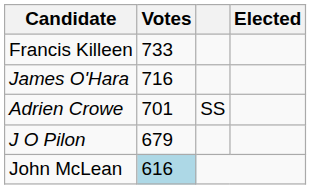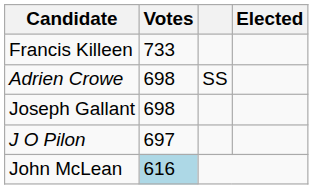- row: (69, 79)
(157, 109) 701 -> (159, 79) 698
+ row: (72, 109)
(157, 139) 679 -> (159, 139) 697
